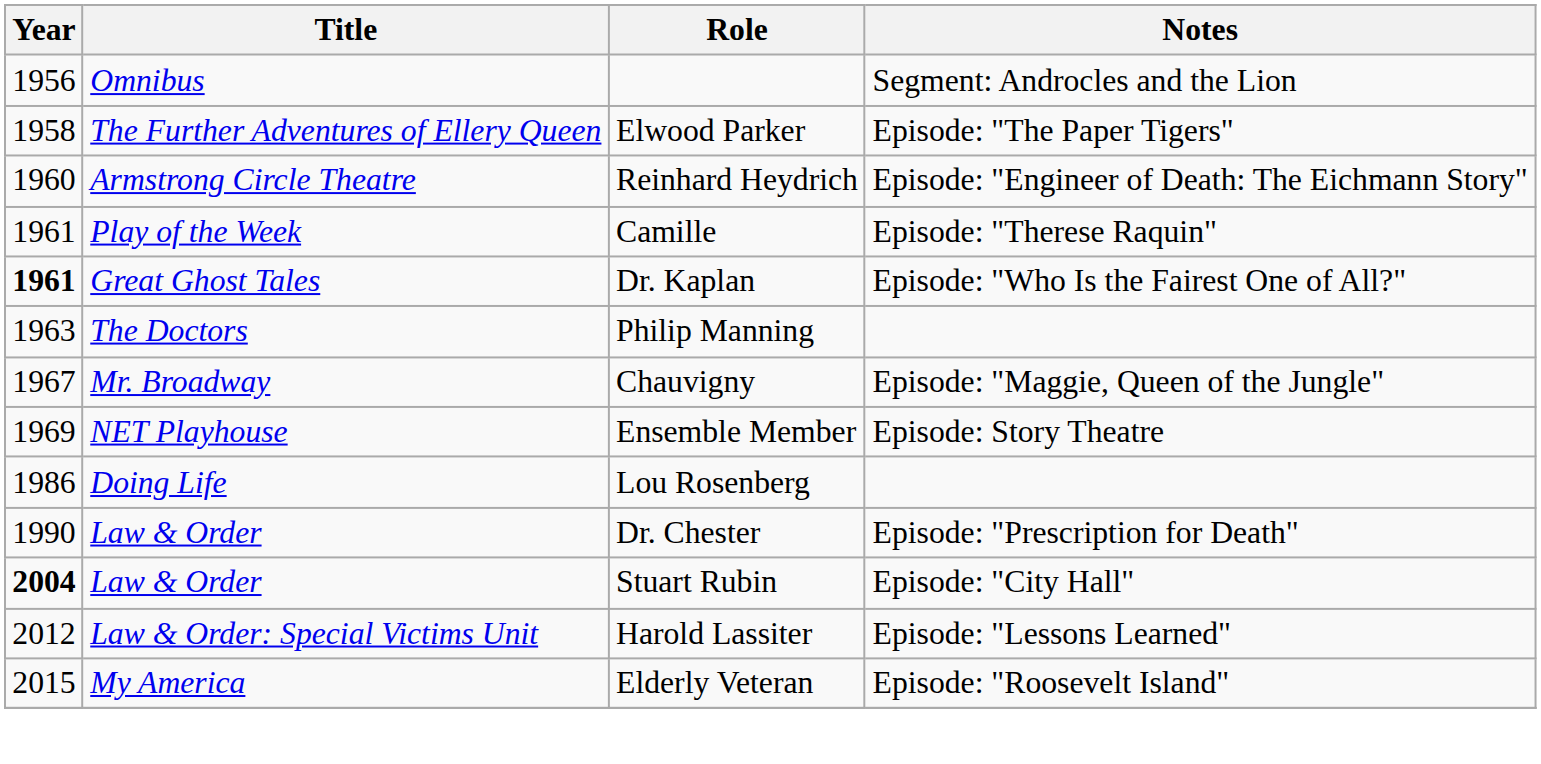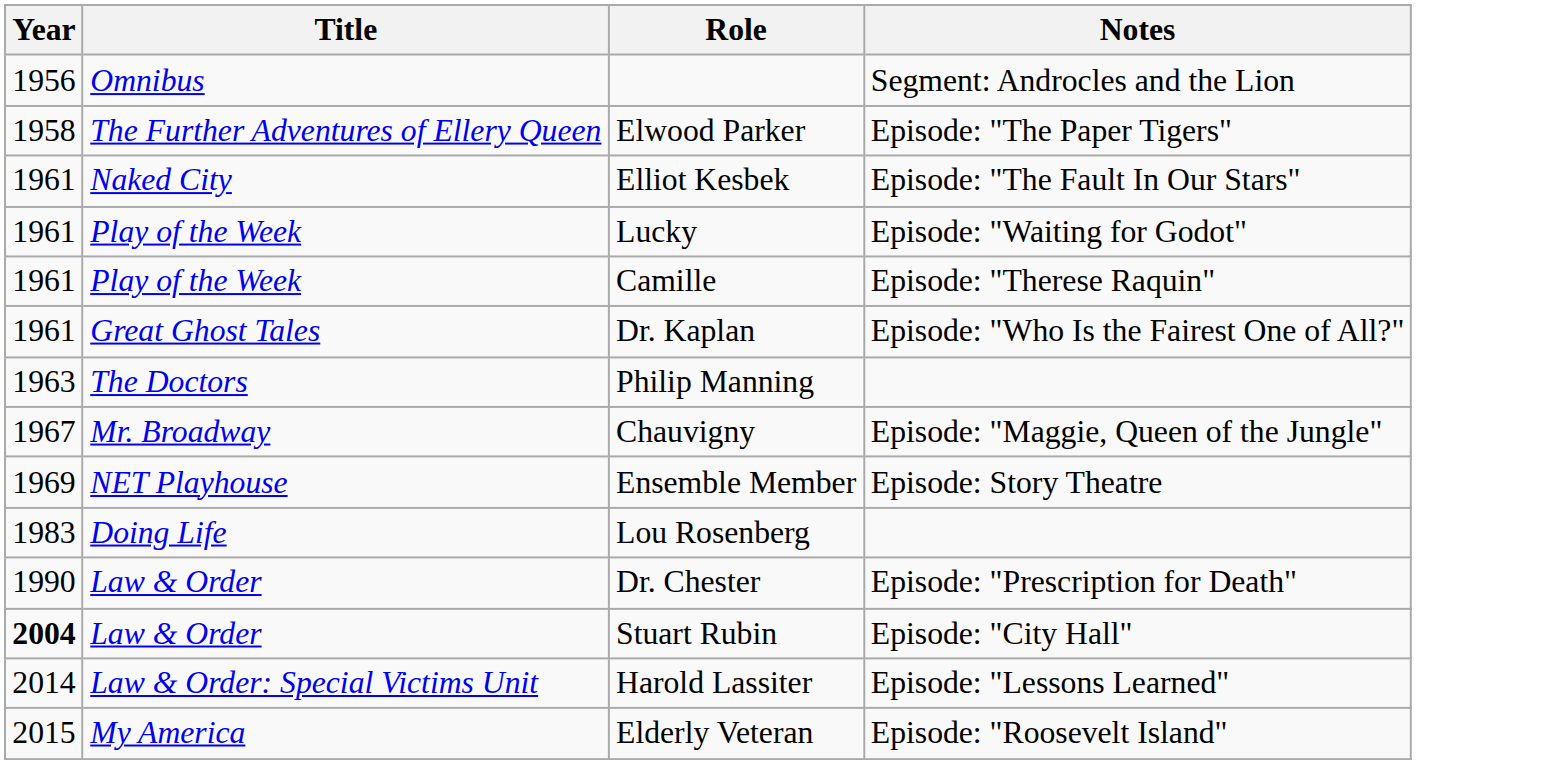- row: (737, 180)
+ row: (703, 180)
+ row: (657, 230)
(44, 280) bold -> (44, 331) normal
(44, 481) 1986 -> (44, 532) 1983
(44, 632) 2012 -> (44, 682) 2014
